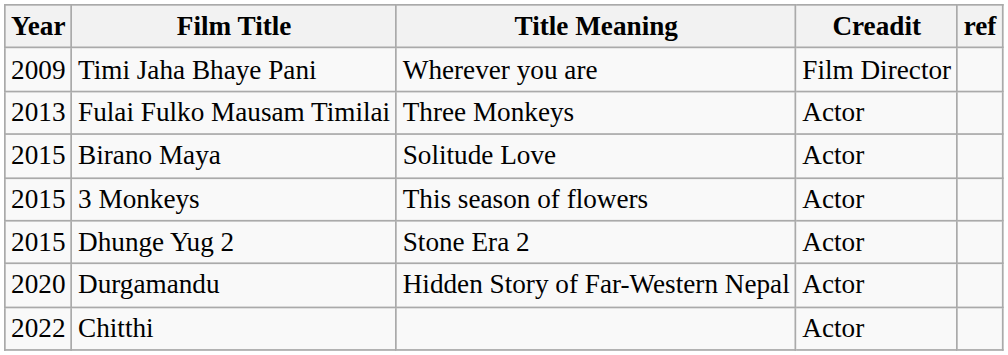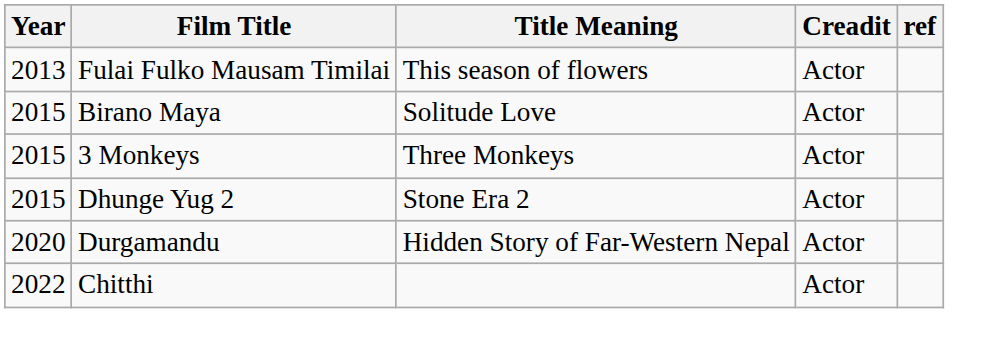- row: (197, 69)
(488, 112) Three Monkeys -> (525, 69) This season of flowers
(525, 198) This season of flowers -> (488, 155) Three Monkeys
